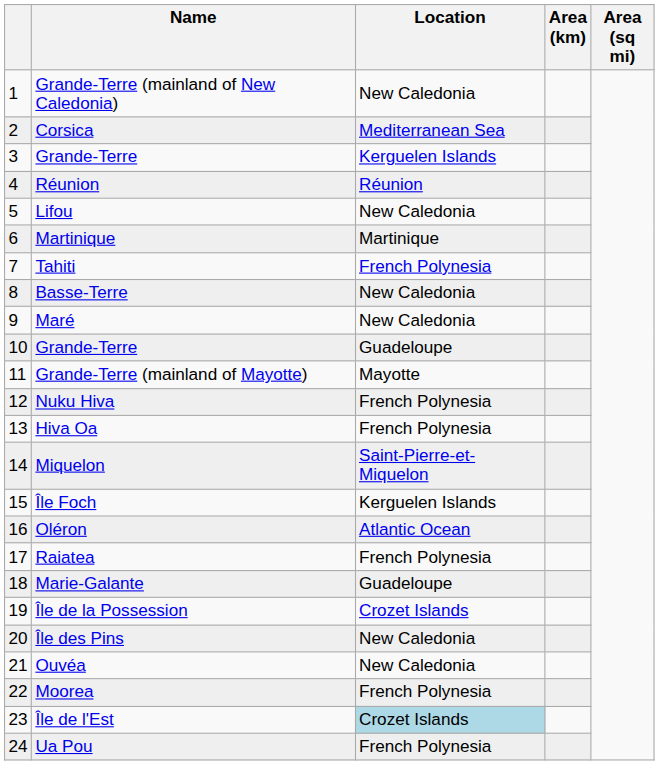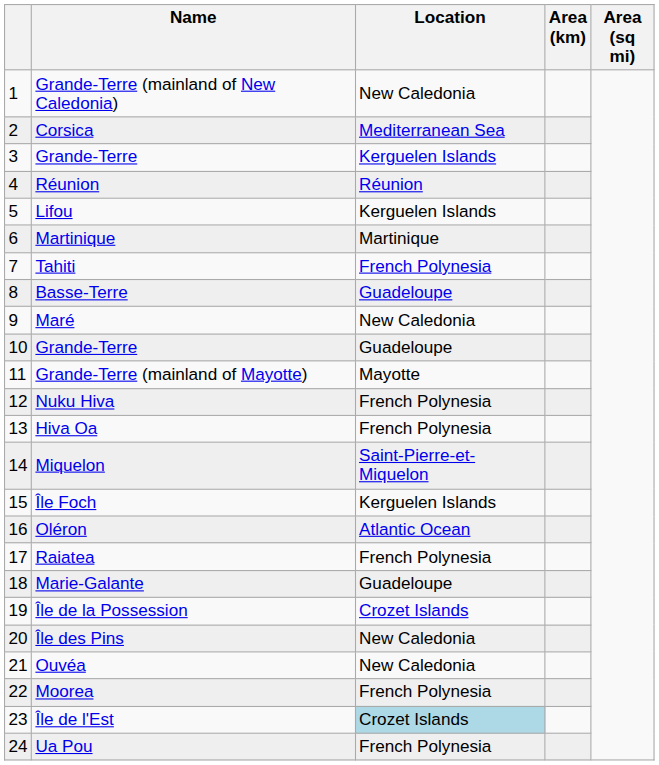(417, 211) New Caledonia -> (428, 211) Kerguelen Islands
(417, 293) New Caledonia -> (406, 293) Guadeloupe
